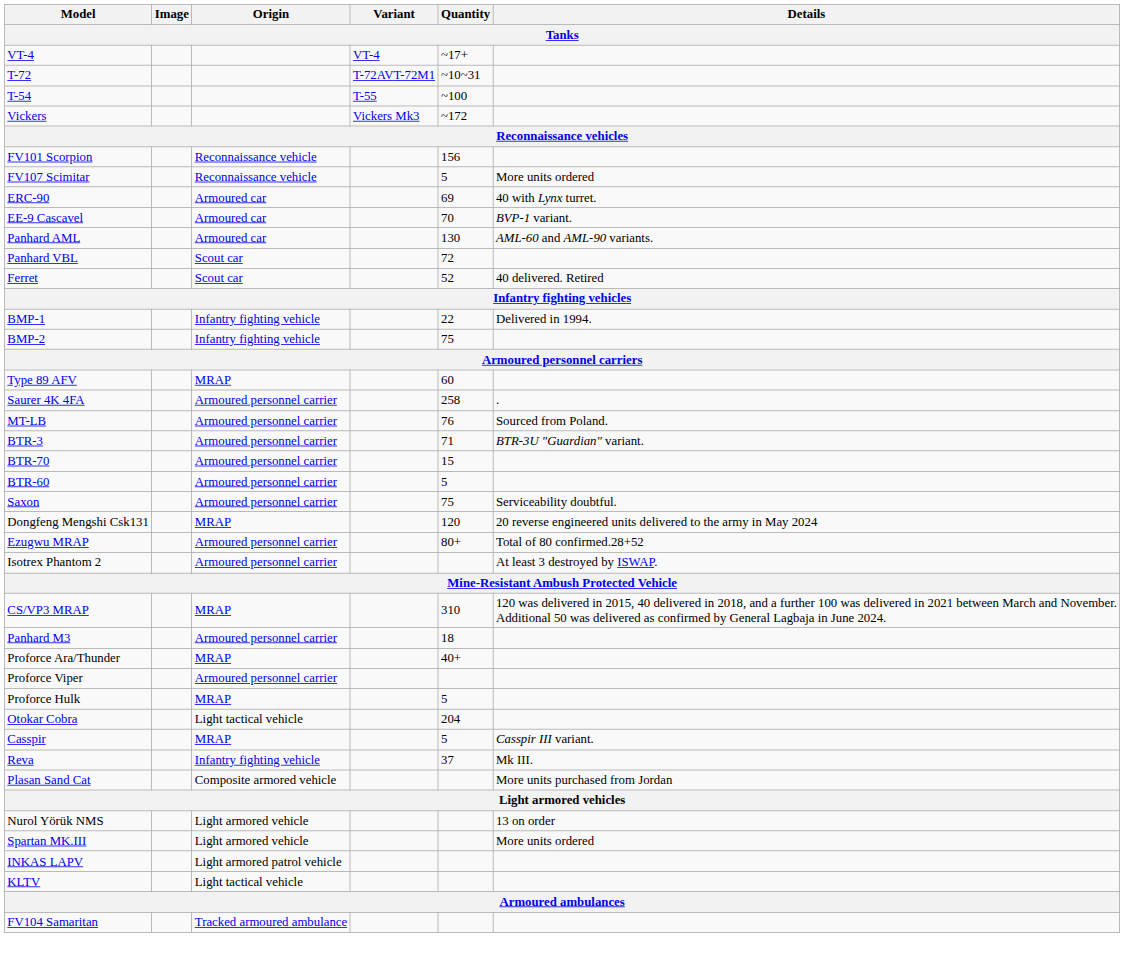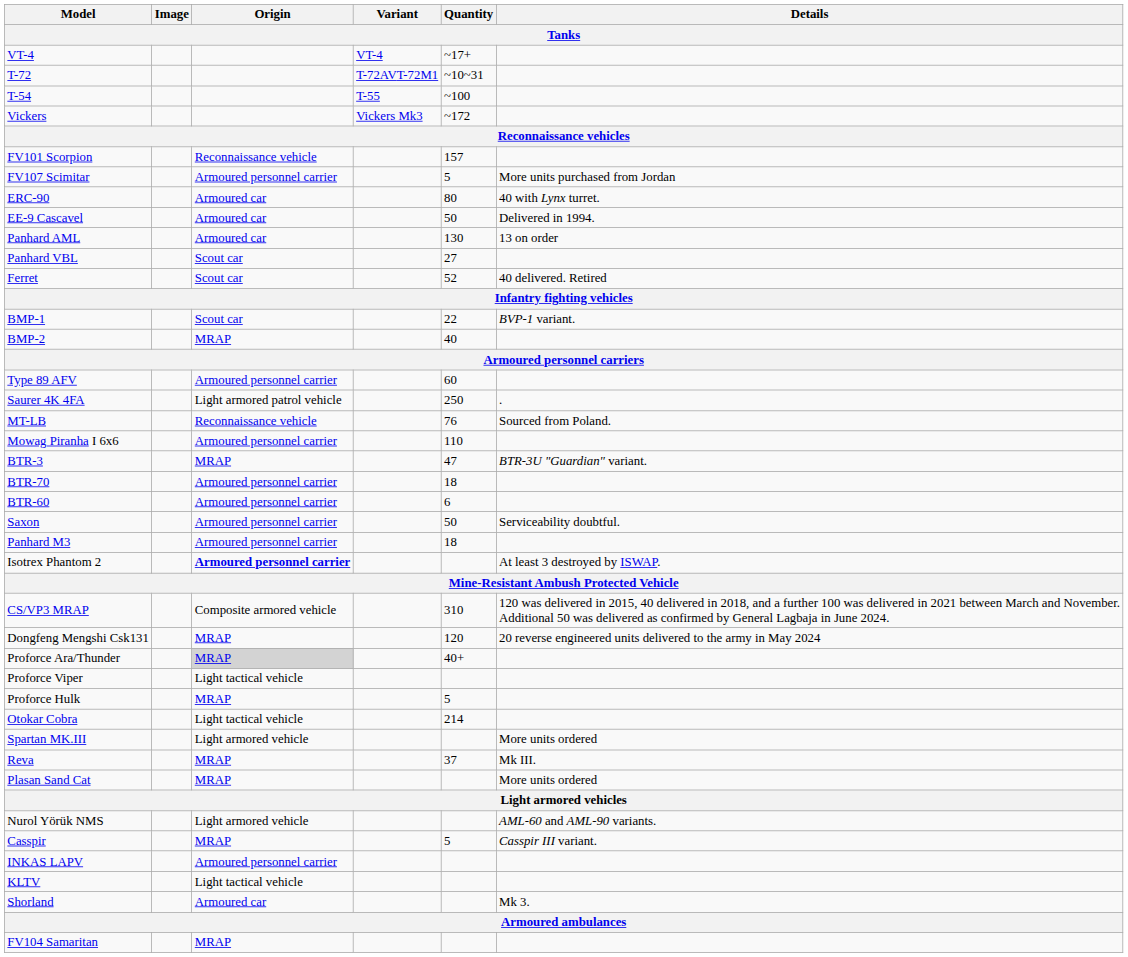(451, 156) 156 -> (454, 156) 157
(256, 177) Reconnaissance vehicle -> (266, 177) Armoured personnel carrier
(545, 177) More units ordered -> (587, 177) More units purchased from Jordan
(447, 197) 69 -> (450, 197) 80
(447, 217) 70 -> (450, 217) 50
(534, 217) BVP-1 variant. -> (547, 217) Delivered in 1994.
(575, 237) AML-60 and AML-90 variants. -> (529, 237) 13 on order
(447, 258) 72 -> (450, 258) 27
(257, 319) Infantry fighting vehicle -> (219, 319) Scout car
(544, 319) Delivered in 1994. -> (537, 319) BVP-1 variant.
(257, 339) Infantry fighting vehicle -> (213, 339) MRAP
(447, 339) 75 -> (450, 339) 40
(213, 380) MRAP -> (266, 380) Armoured personnel carrier
(266, 400) Armoured personnel carrier -> (268, 400) Light armored patrol vehicle
(451, 400) 258 -> (454, 400) 250
(266, 420) Armoured personnel carrier -> (256, 420) Reconnaissance vehicle
+ row: (63, 440)
(266, 440) Armoured personnel carrier -> (213, 461) MRAP
(447, 440) 71 -> (450, 461) 47
(447, 461) 15 -> (450, 481) 18
(444, 481) 5 -> (447, 501) 6
(447, 501) 75 -> (450, 522) 50
rows swapped: (39, 638) <-> (78, 522)
- row: (48, 542)
(266, 562) normal -> (273, 562) bold
(213, 610) MRAP -> (266, 610) Composite armored vehicle
(213, 658) no background -> (213, 658) lightgrey background
(266, 678) Armoured personnel carrier -> (249, 678) Light tactical vehicle
(451, 719) 204 -> (454, 719) 214
rows swapped: (27, 739) <-> (47, 841)
(257, 759) Infantry fighting vehicle -> (213, 759) MRAP
(266, 780) Composite armored vehicle -> (213, 780) MRAP
(584, 780) More units purchased from Jordan -> (548, 780) More units ordered
(525, 820) 13 on order -> (578, 820) AML-60 and AML-90 variants.
(268, 861) Light armored patrol vehicle -> (266, 861) Armoured personnel carrier
+ row: (30, 901)
(271, 922) Tracked armoured ambulance -> (213, 942) MRAP
